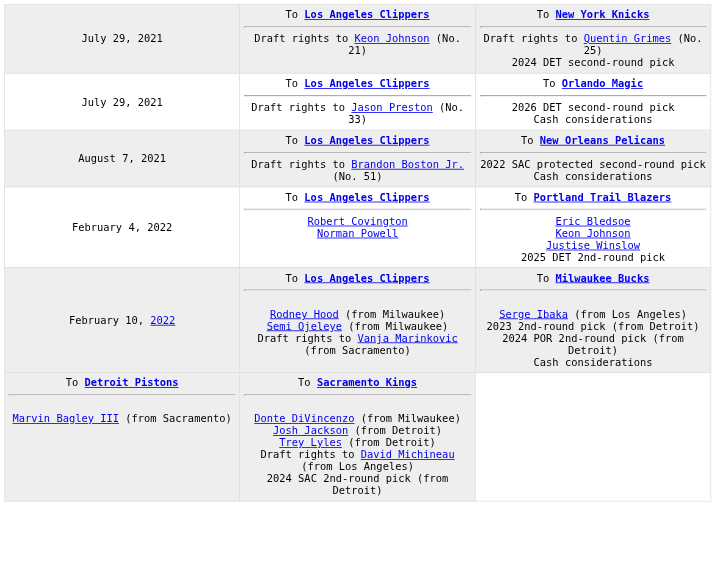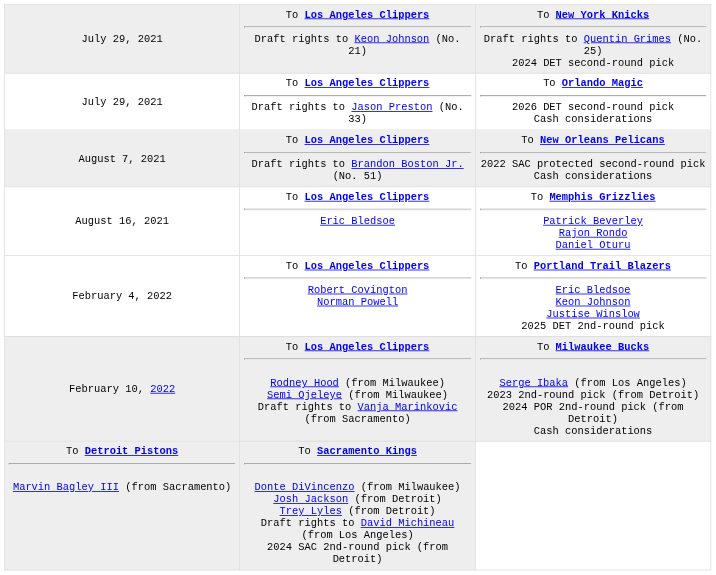+ row: (122, 221)
